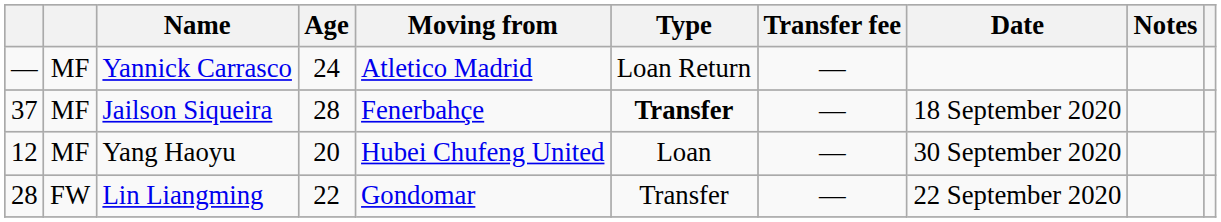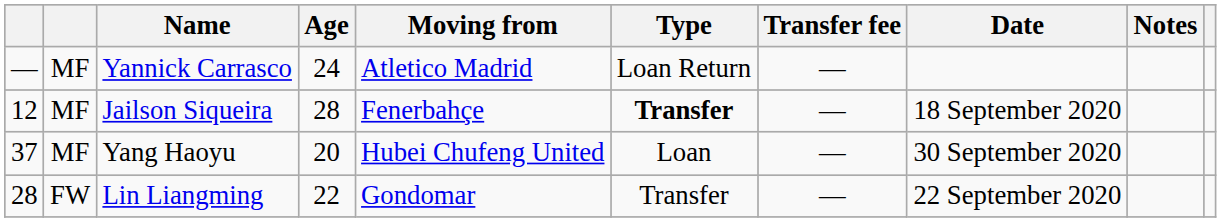(24, 110) 37 -> (24, 110) 12
(24, 152) 12 -> (24, 152) 37
